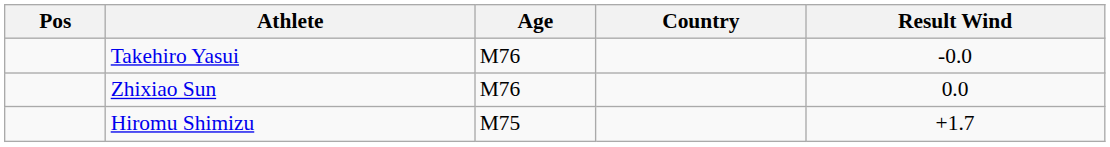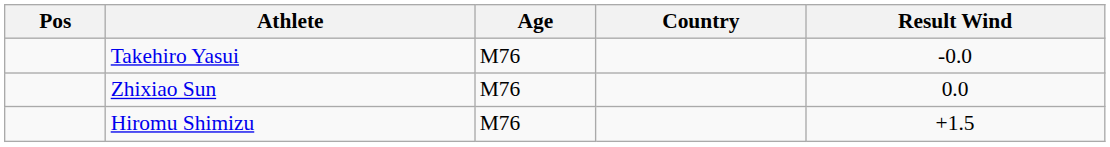(500, 123) M75 -> (500, 123) M76
(955, 123) +1.7 -> (955, 123) +1.5
